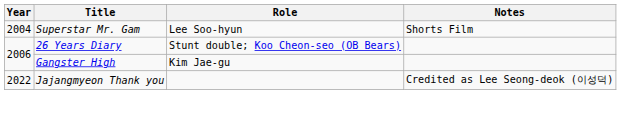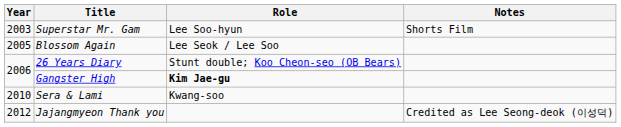(19, 29) 2004 -> (19, 29) 2003
+ row: (76, 46)
(200, 62) normal -> (200, 79) bold
+ row: (70, 95)
(19, 80) 2022 -> (19, 113) 2012
